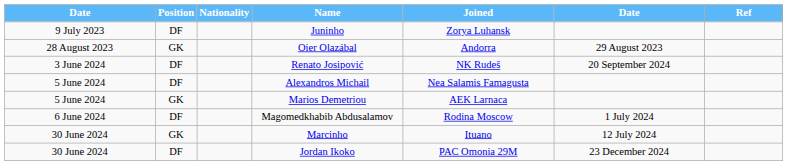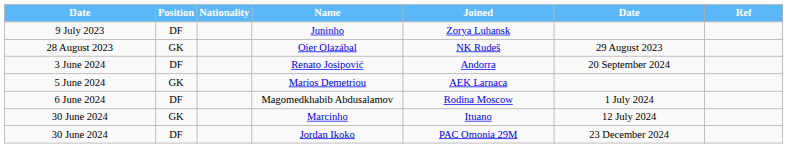(478, 48) Andorra -> (478, 48) NK Rudeš
(478, 65) NK Rudeš -> (478, 65) Andorra
- row: (327, 82)
